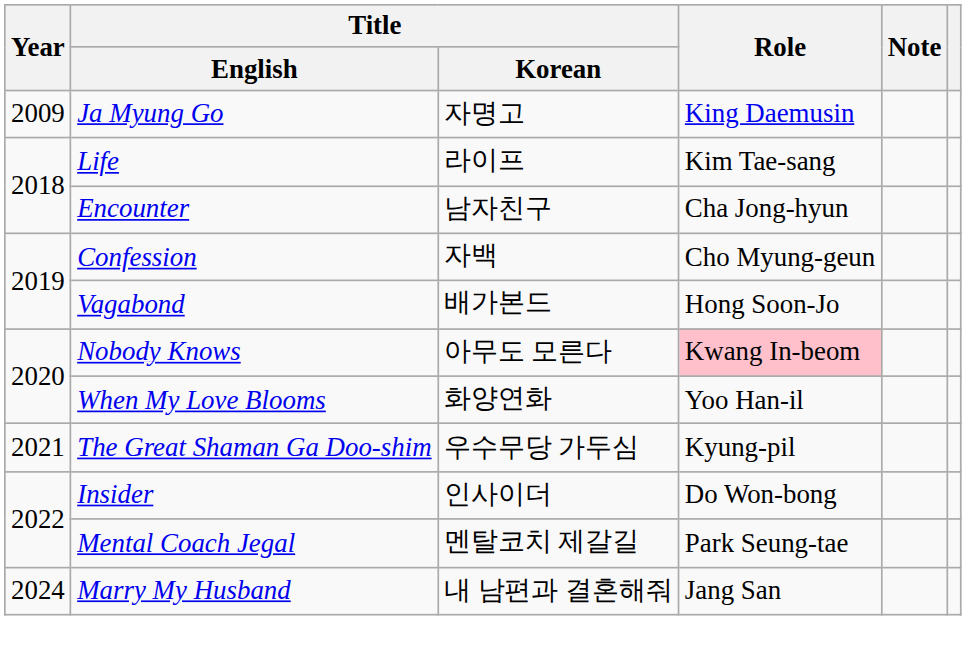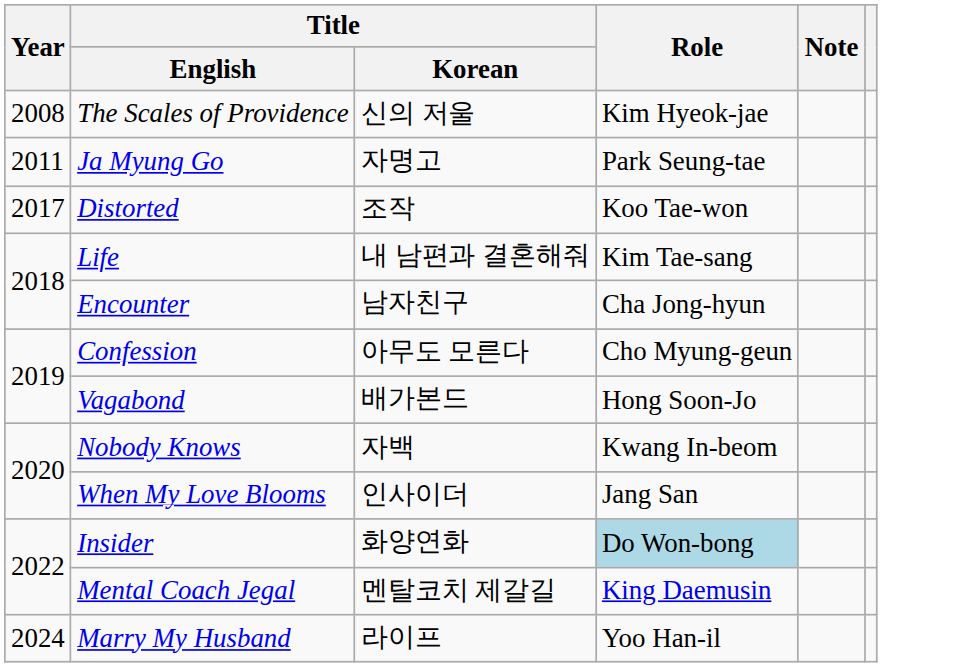+ row: (213, 113)
(38, 113) 2009 -> (37, 161) 2011
(770, 113) King Daemusin -> (684, 161) Park Seung-tae
+ row: (128, 208)
(484, 160) 라이프 -> (475, 255) 내 남편과 결혼해줘
(471, 255) 자백 -> (445, 351) 아무도 모른다
(528, 351) 아무도 모른다 -> (388, 446) 자백
(773, 351) pink background -> (690, 447) no background
(498, 398) 화양연화 -> (415, 494) 인사이더
(744, 399) Yoo Han-il -> (650, 494) Jang San
- row: (254, 447)
(498, 494) 인사이더 -> (415, 541) 화양연화
(761, 494) no background -> (678, 542) lightblue background
(767, 542) Park Seung-tae -> (687, 590) King Daemusin
(558, 589) 내 남편과 결혼해줘 -> (401, 637) 라이프
(733, 590) Jang San -> (661, 637) Yoo Han-il
